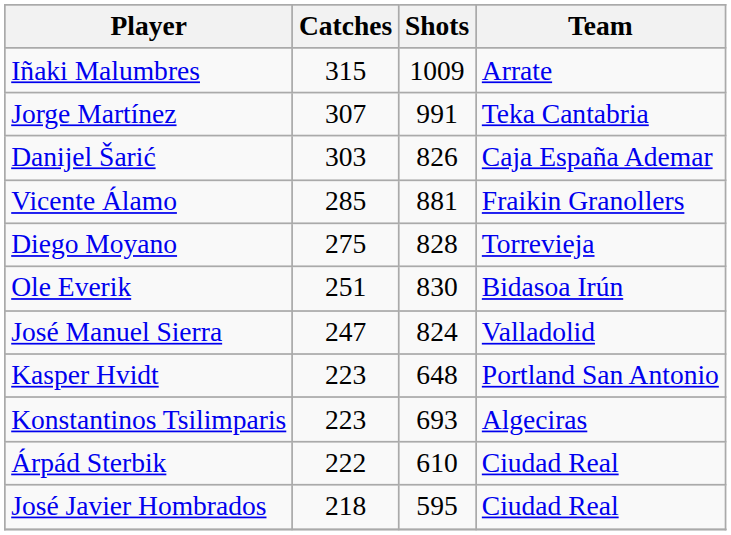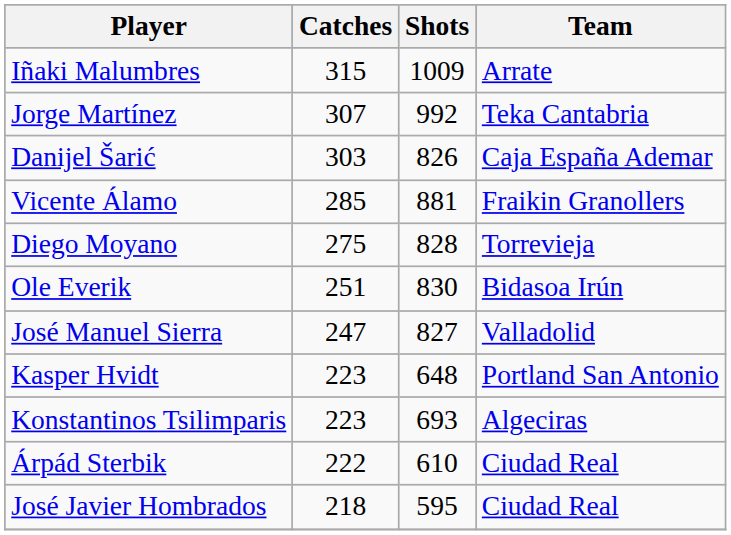(437, 113) 991 -> (437, 113) 992
(437, 331) 824 -> (437, 331) 827
